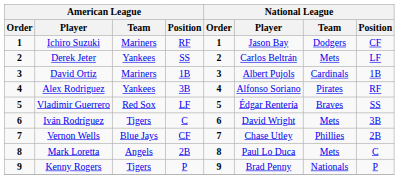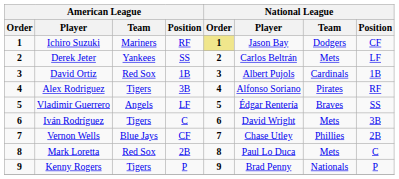(219, 43) no background -> (219, 43) khaki background
(139, 74) Mariners -> (139, 74) Red Sox
(139, 89) Yankees -> (139, 89) Tigers
(139, 105) Red Sox -> (139, 105) Angels
(139, 151) Angels -> (139, 151) Red Sox
